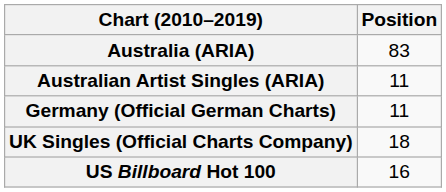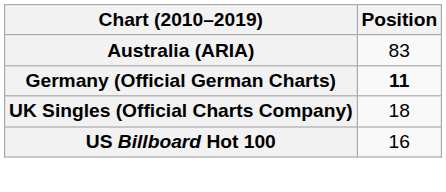- row: (181, 80)
(399, 111) normal -> (399, 80) bold
